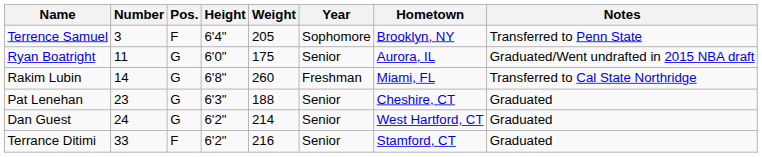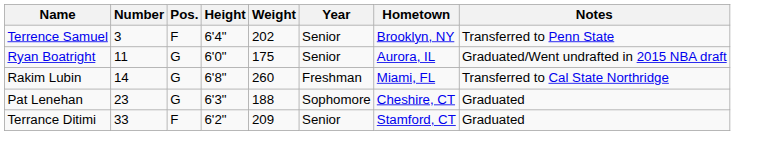(263, 36) 205 -> (263, 36) 202
(336, 36) Sophomore -> (321, 36) Senior
(321, 99) Senior -> (336, 99) Sophomore
- row: (39, 120)
(263, 141) 216 -> (263, 120) 209
